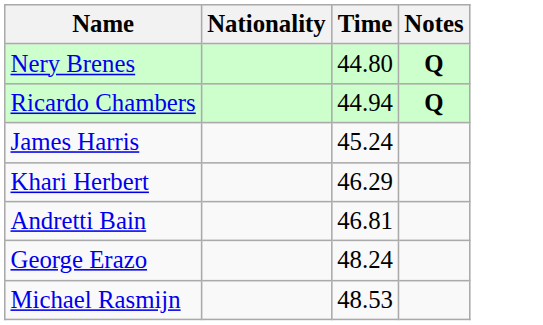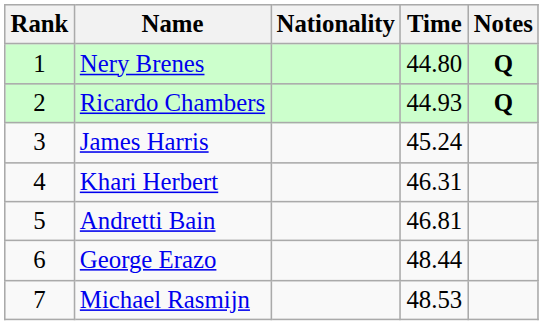+ column: (39, 24)
(365, 102) 44.94 -> (434, 102) 44.93
(365, 181) 46.29 -> (434, 181) 46.31
(365, 260) 48.24 -> (434, 260) 48.44
